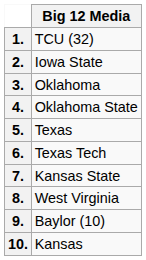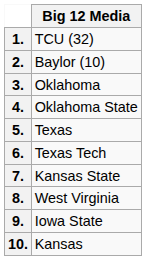(69, 62) Iowa State -> (70, 62) Baylor (10)
(70, 221) Baylor (10) -> (69, 221) Iowa State
